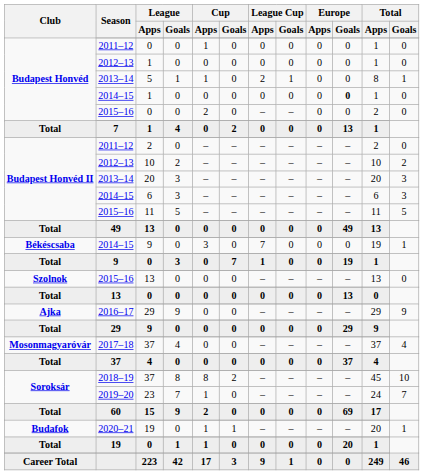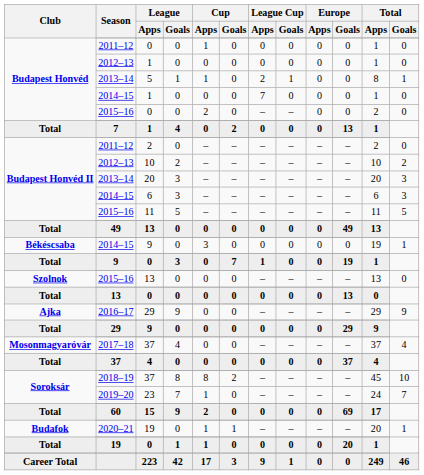(263, 96) 0 -> (263, 96) 7
(348, 96) bold -> (348, 96) normal
(263, 245) 7 -> (263, 245) 0
